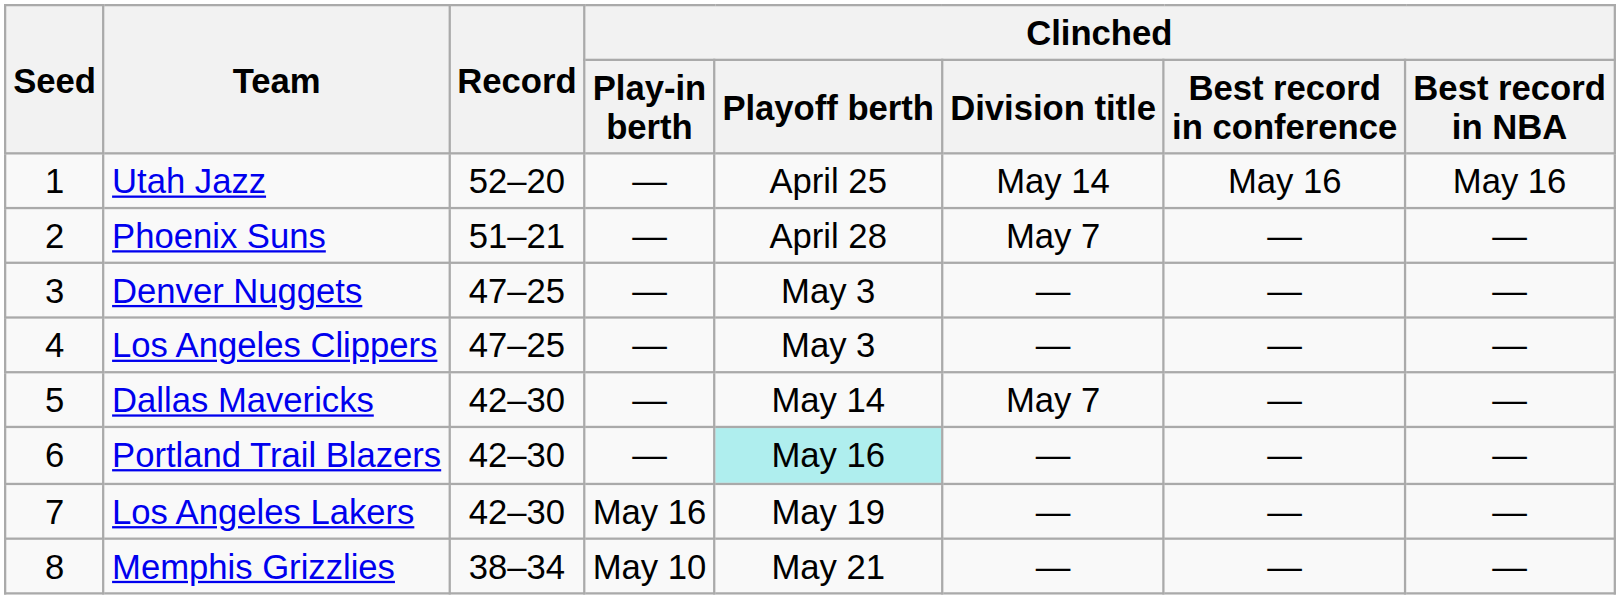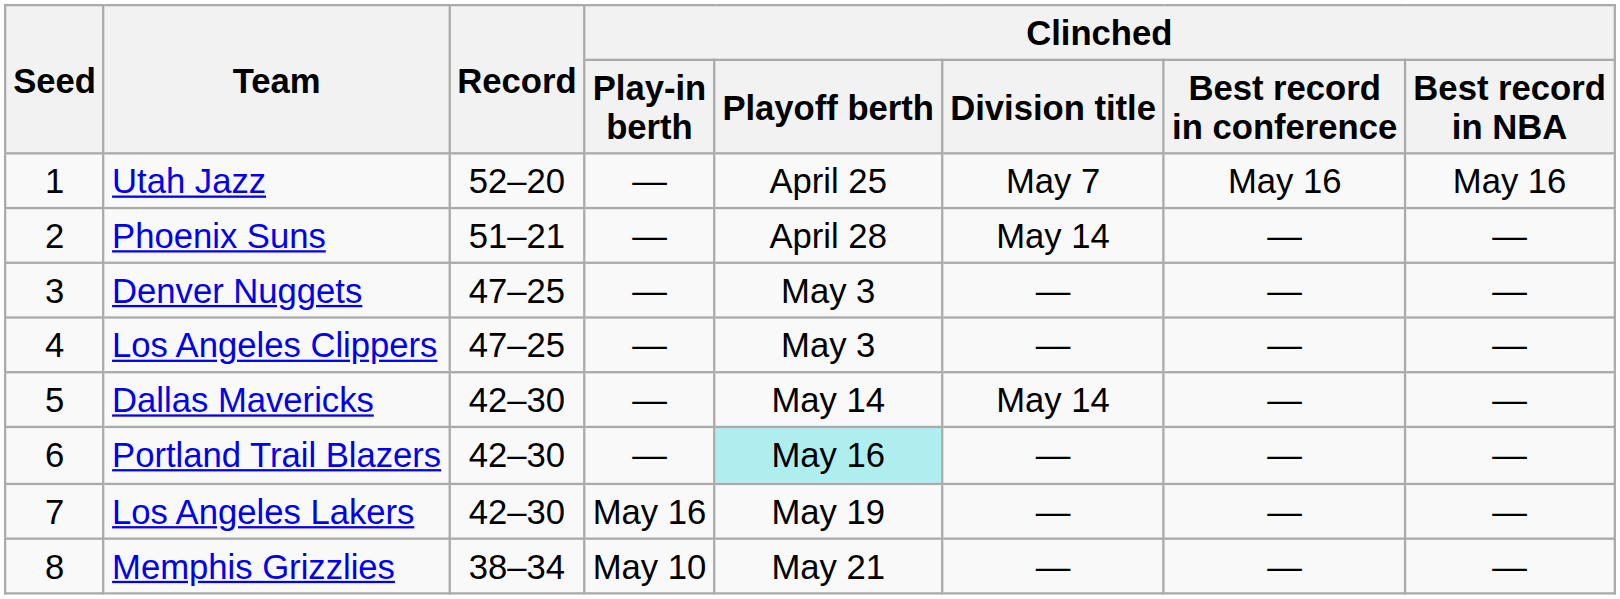(1053, 181) May 14 -> (1053, 181) May 7
(1053, 236) May 7 -> (1053, 236) May 14
(1053, 401) May 7 -> (1053, 401) May 14
